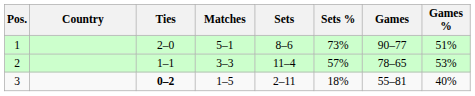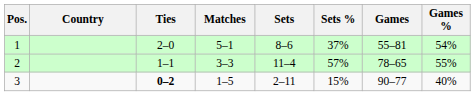(338, 44) 73% -> (338, 44) 37%
(392, 44) 90–77 -> (392, 44) 55–81
(446, 44) 51% -> (446, 44) 54%
(446, 63) 53% -> (446, 63) 55%
(338, 81) 18% -> (338, 81) 15%
(392, 81) 55–81 -> (392, 81) 90–77
